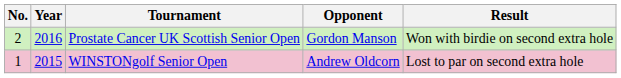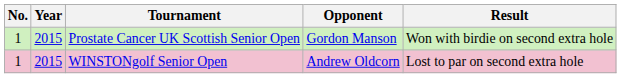(18, 38) 2 -> (18, 38) 1
(48, 38) 2016 -> (48, 38) 2015
